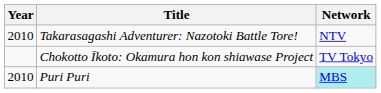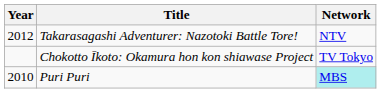(21, 35) 2010 -> (21, 35) 2012
